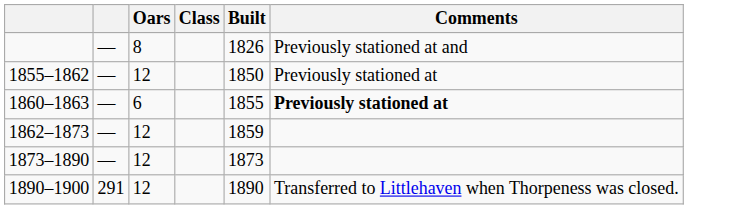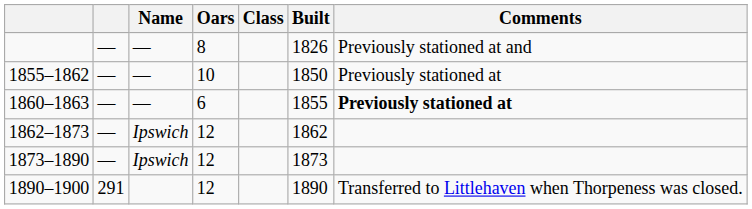+ column: (161, 18)
(142, 75) 12 -> (206, 75) 10
(246, 132) 1859 -> (310, 132) 1862
